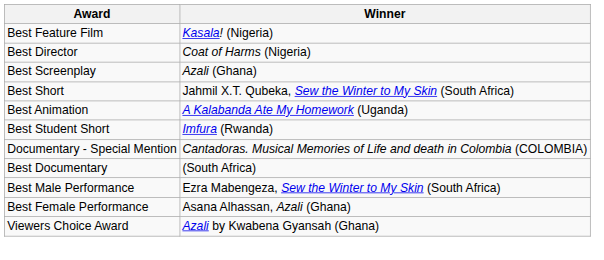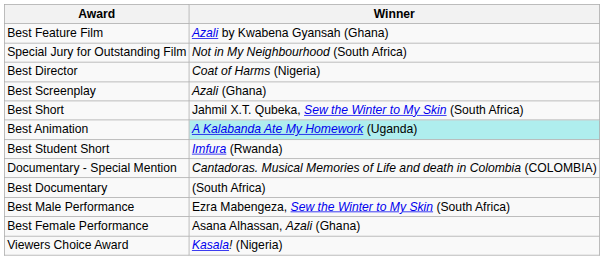(228, 33) Kasala! (Nigeria) -> (290, 33) Azali by Kwabena Gyansah (Ghana)
+ row: (97, 52)
(295, 110) no background -> (305, 129) paleturquoise background
(281, 226) Azali by Kwabena Gyansah (Ghana) -> (237, 245) Kasala! (Nigeria)
